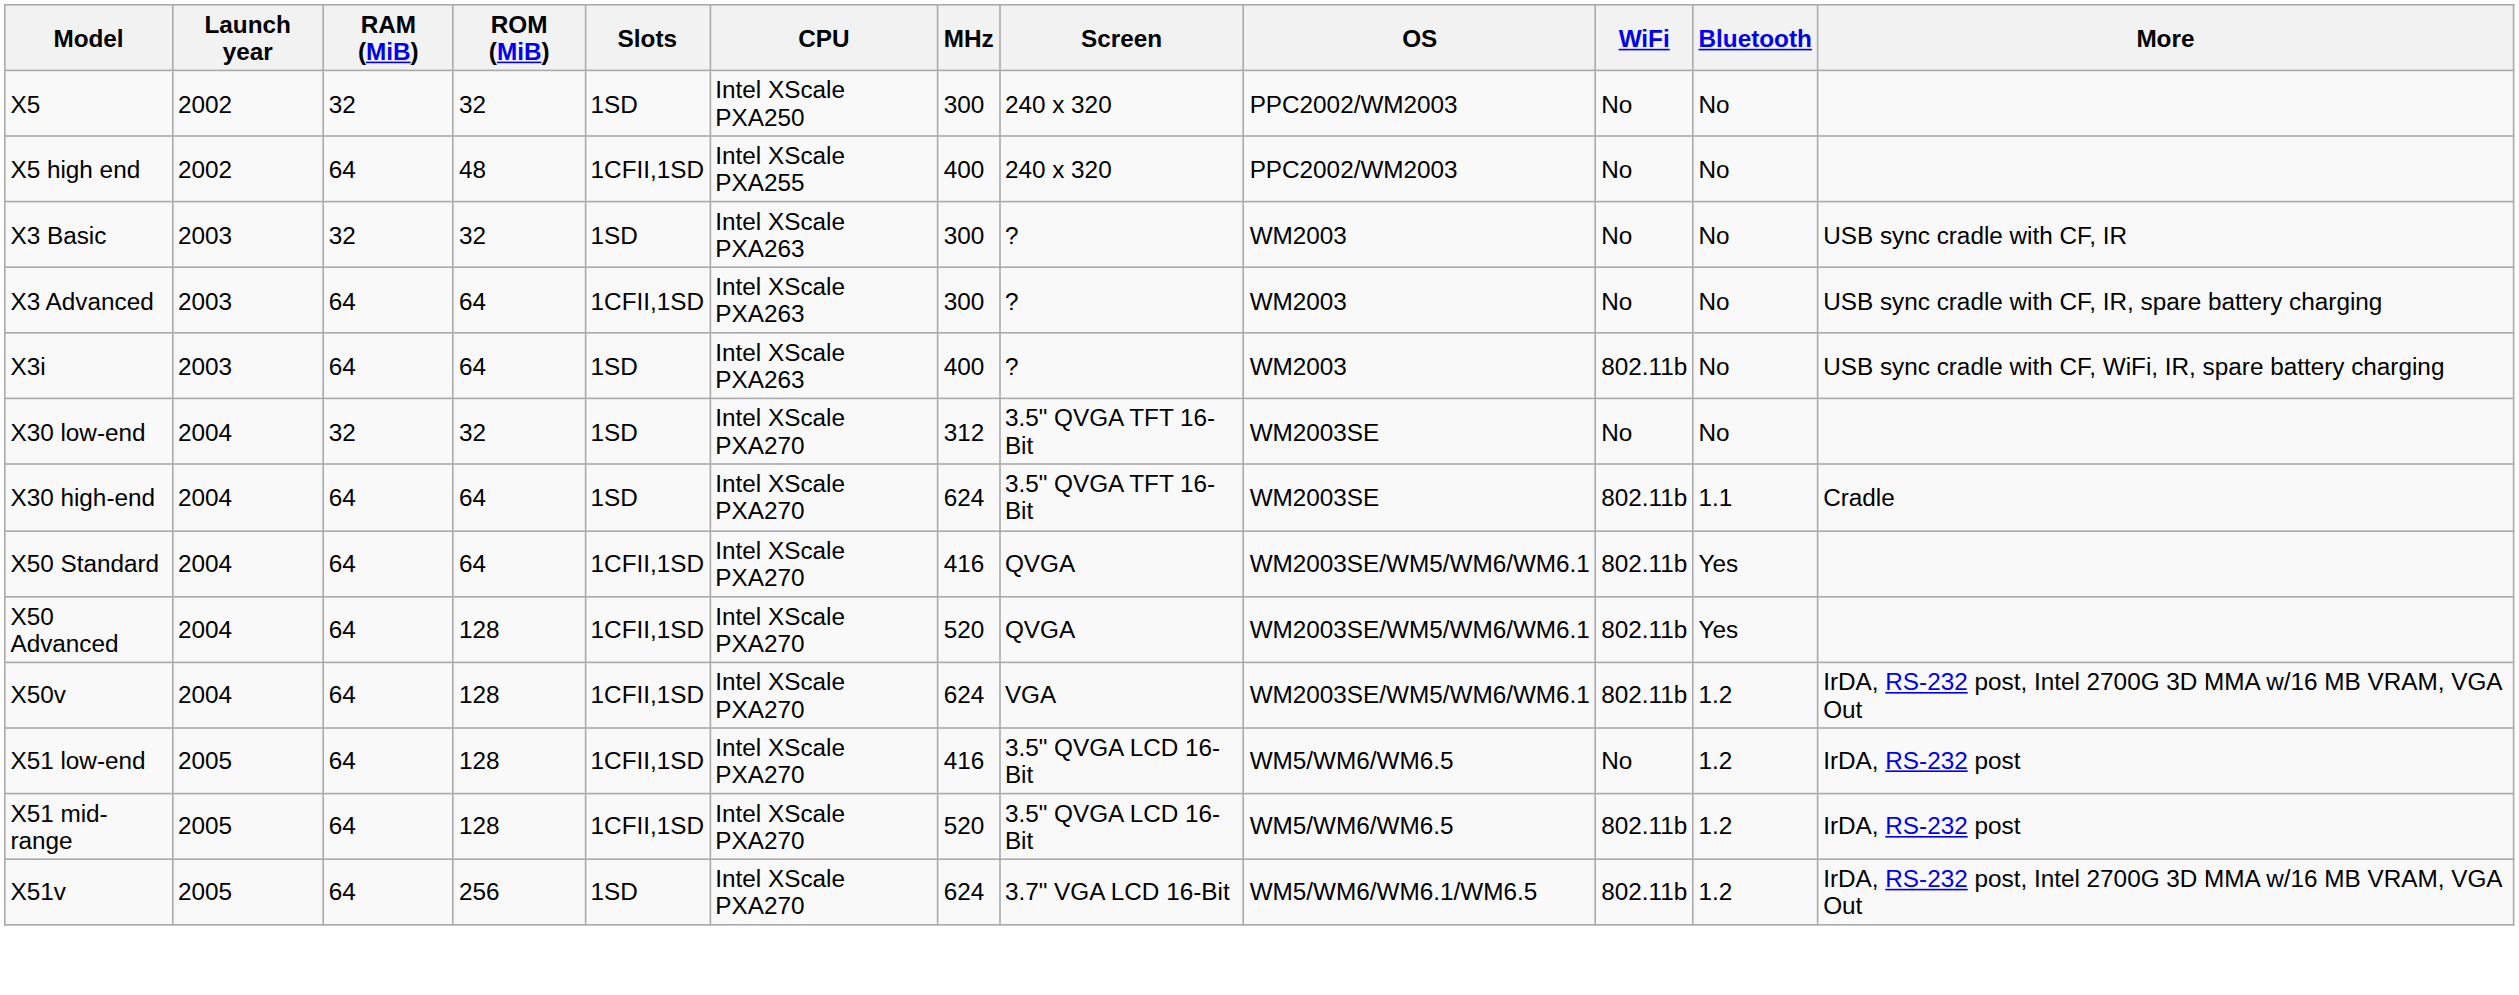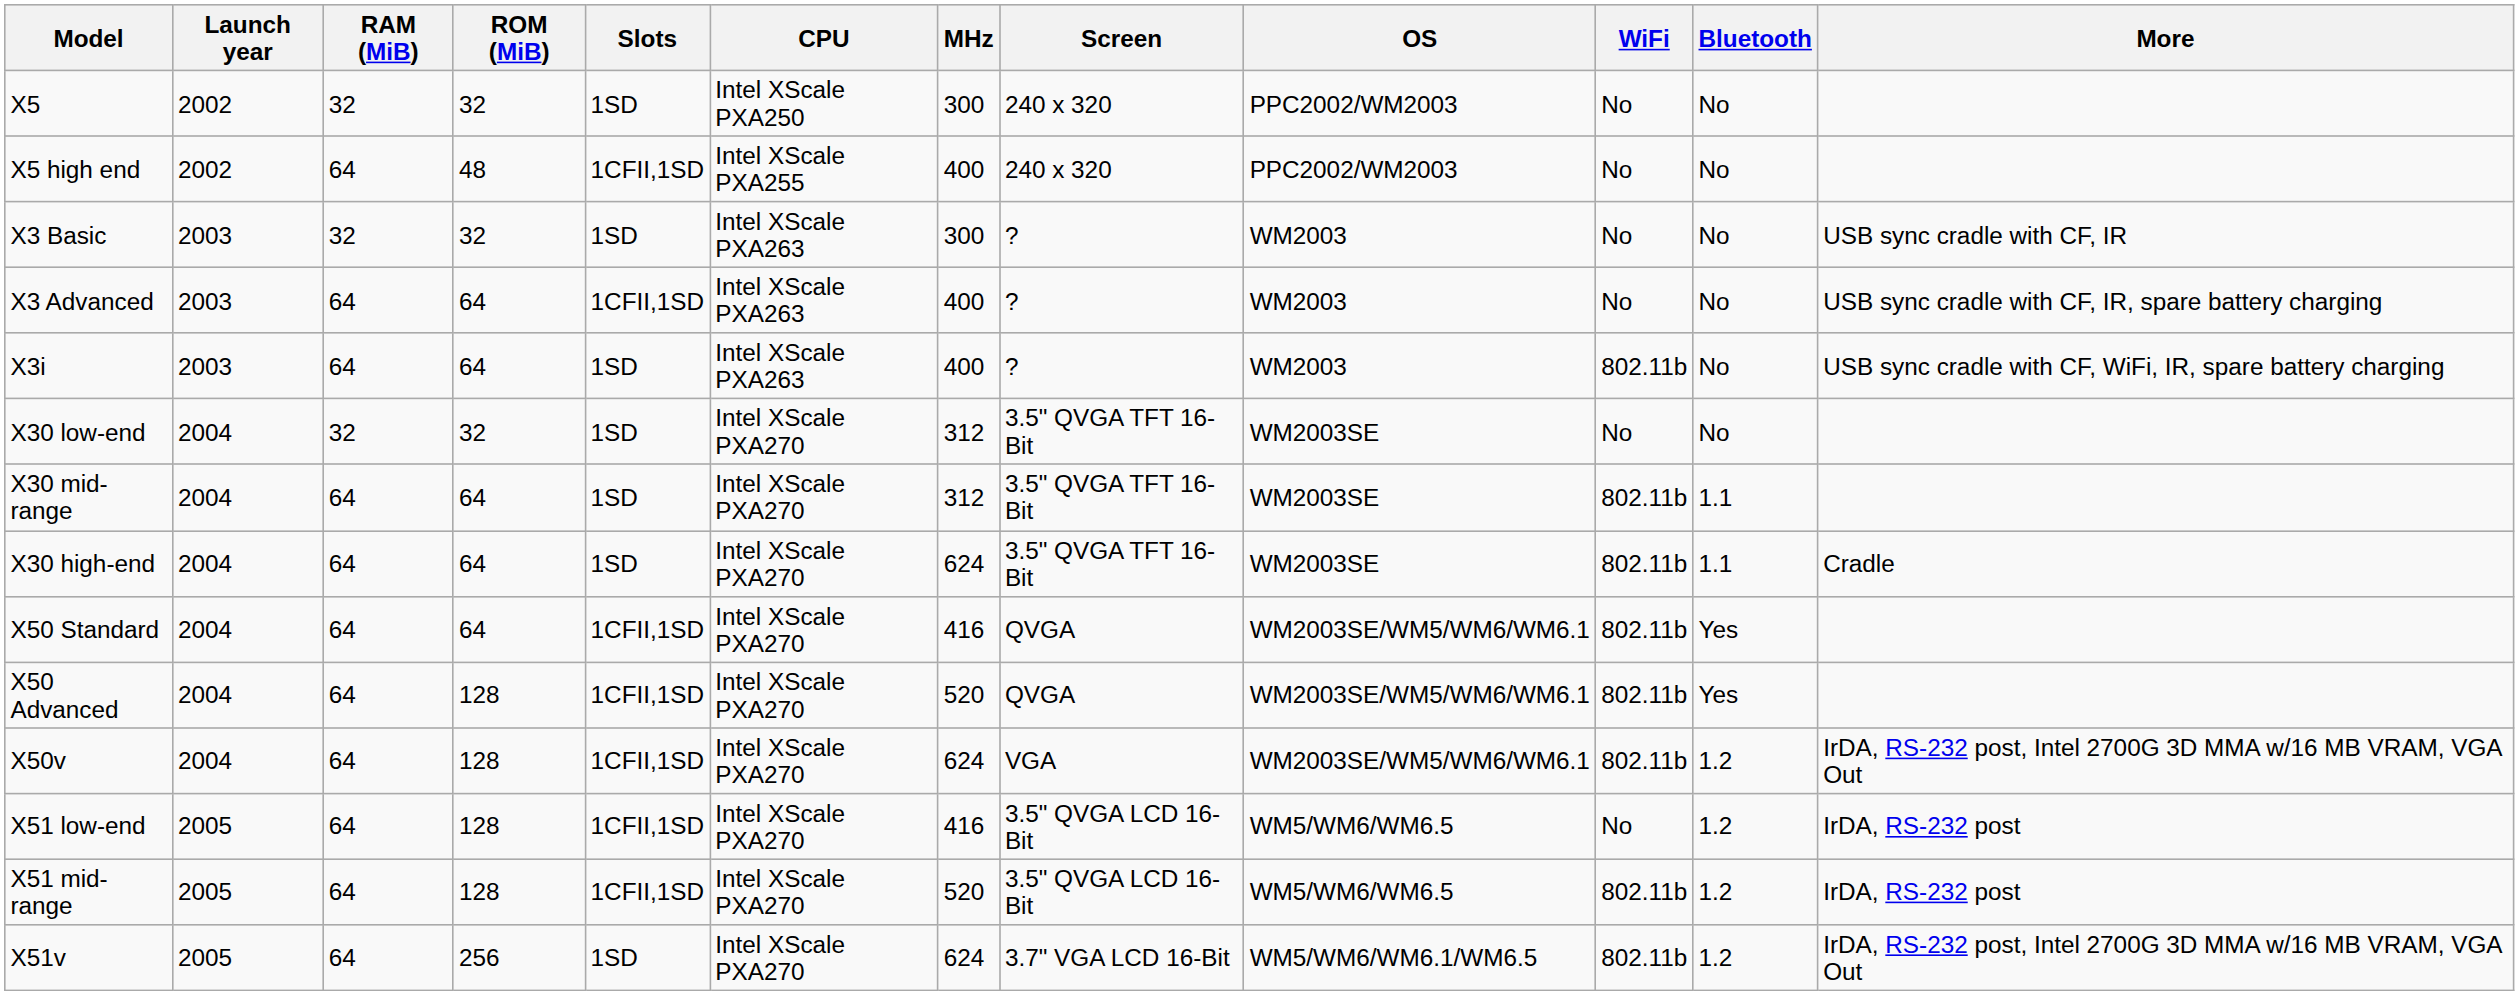(964, 301) 300 -> (964, 301) 400
+ row: (59, 498)
